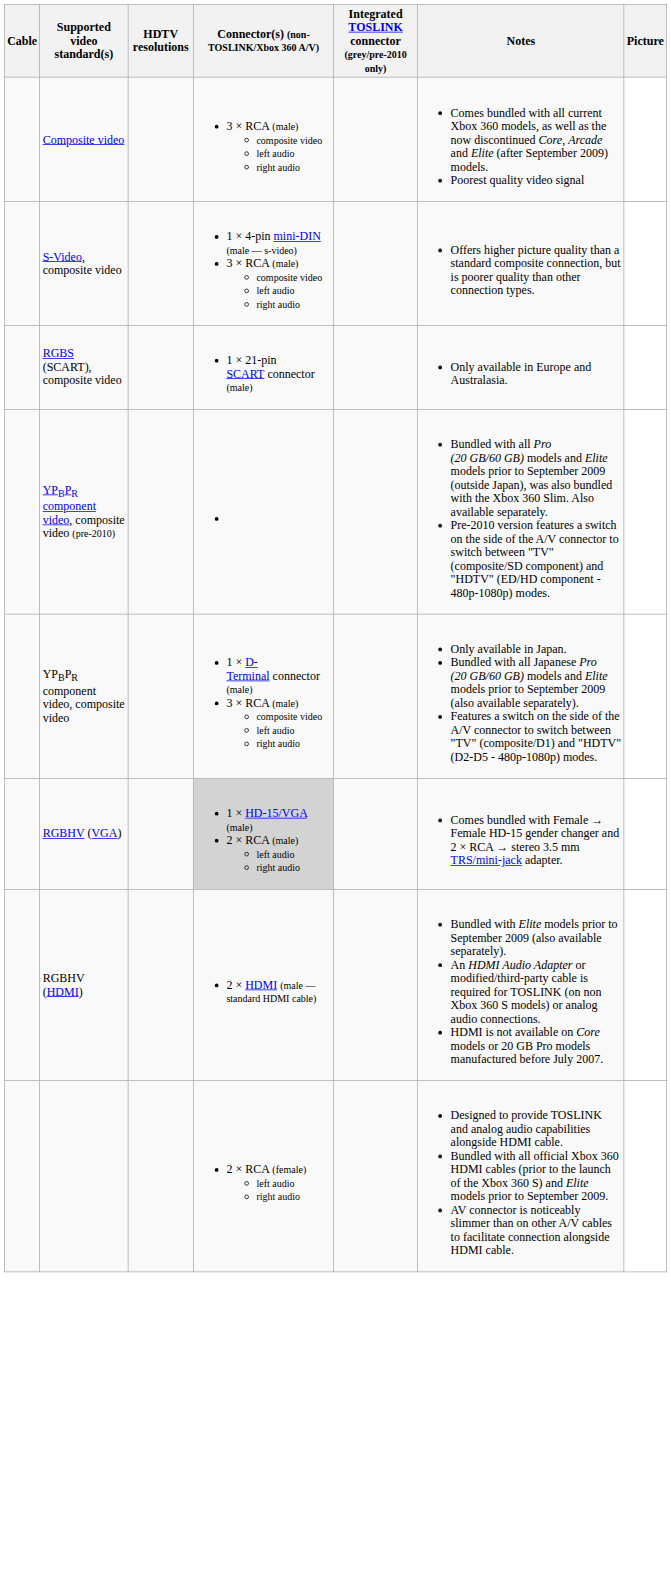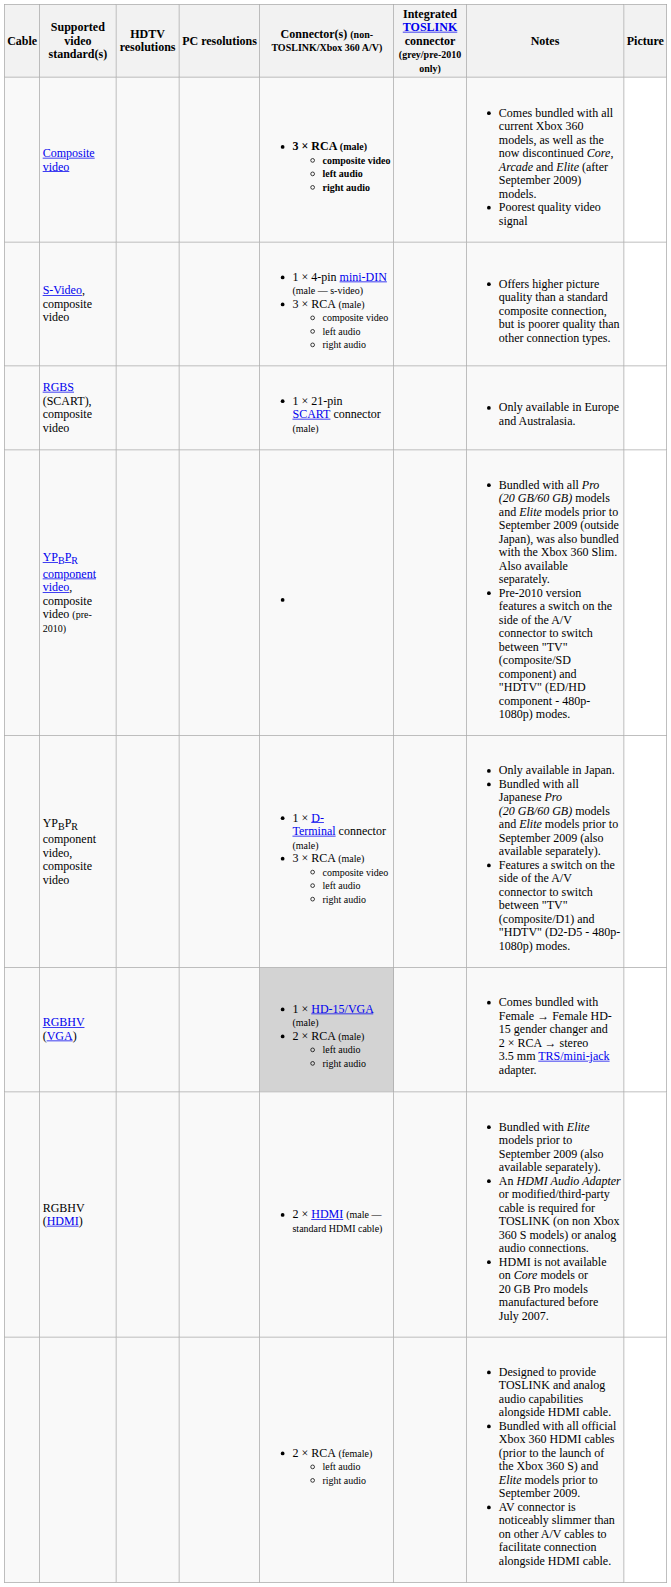+ column: (220, 41)
(264, 146) normal -> (327, 166) bold
